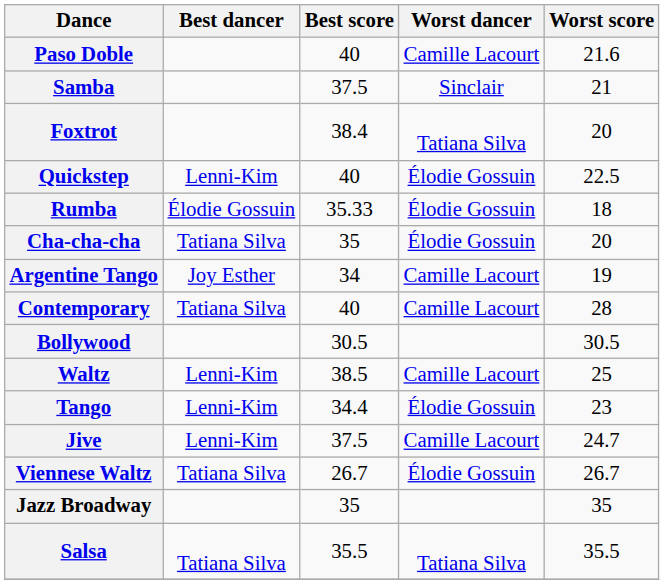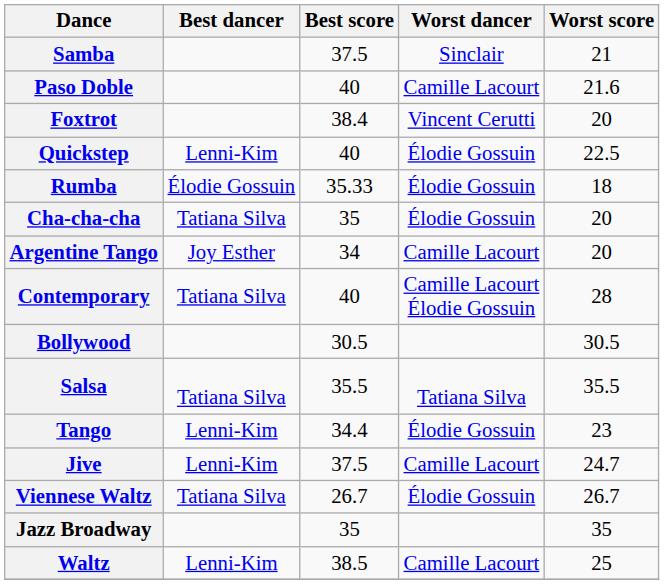rows swapped: (84, 53) <-> (84, 86)
(471, 143) Tatiana Silva -> (471, 119) Vincent Cerutti
(602, 275) 19 -> (602, 251) 20
(471, 308) Camille Lacourt -> (471, 296) Camille Lacourt Élodie Gossuin
rows swapped: (84, 374) <-> (84, 550)
